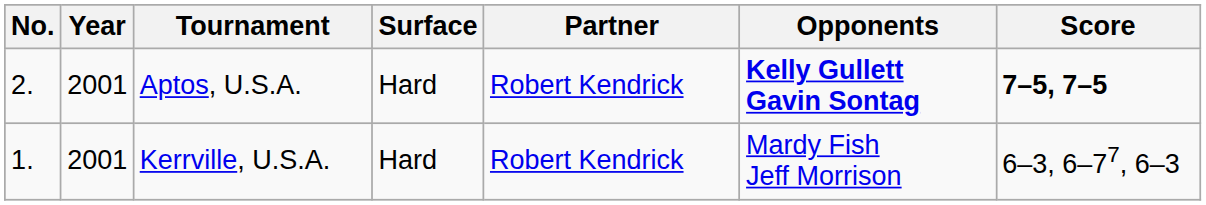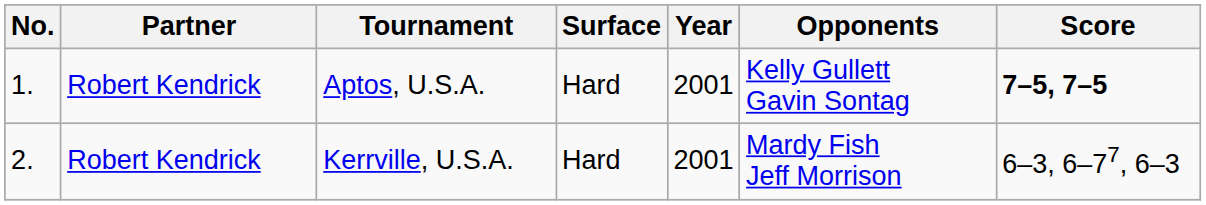columns swapped: (97, 25) <-> (612, 25)
(22, 85) 2. -> (22, 85) 1.
(833, 85) bold -> (828, 85) normal
(22, 160) 1. -> (22, 160) 2.
